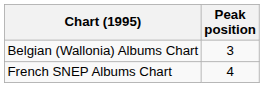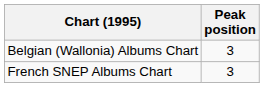(230, 72) 4 -> (230, 72) 3
